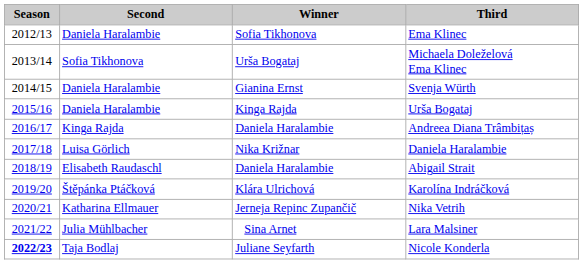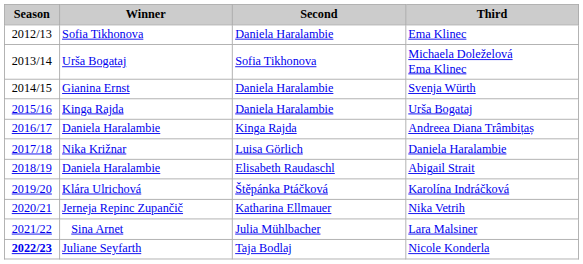columns swapped: (319, 14) <-> (146, 14)
